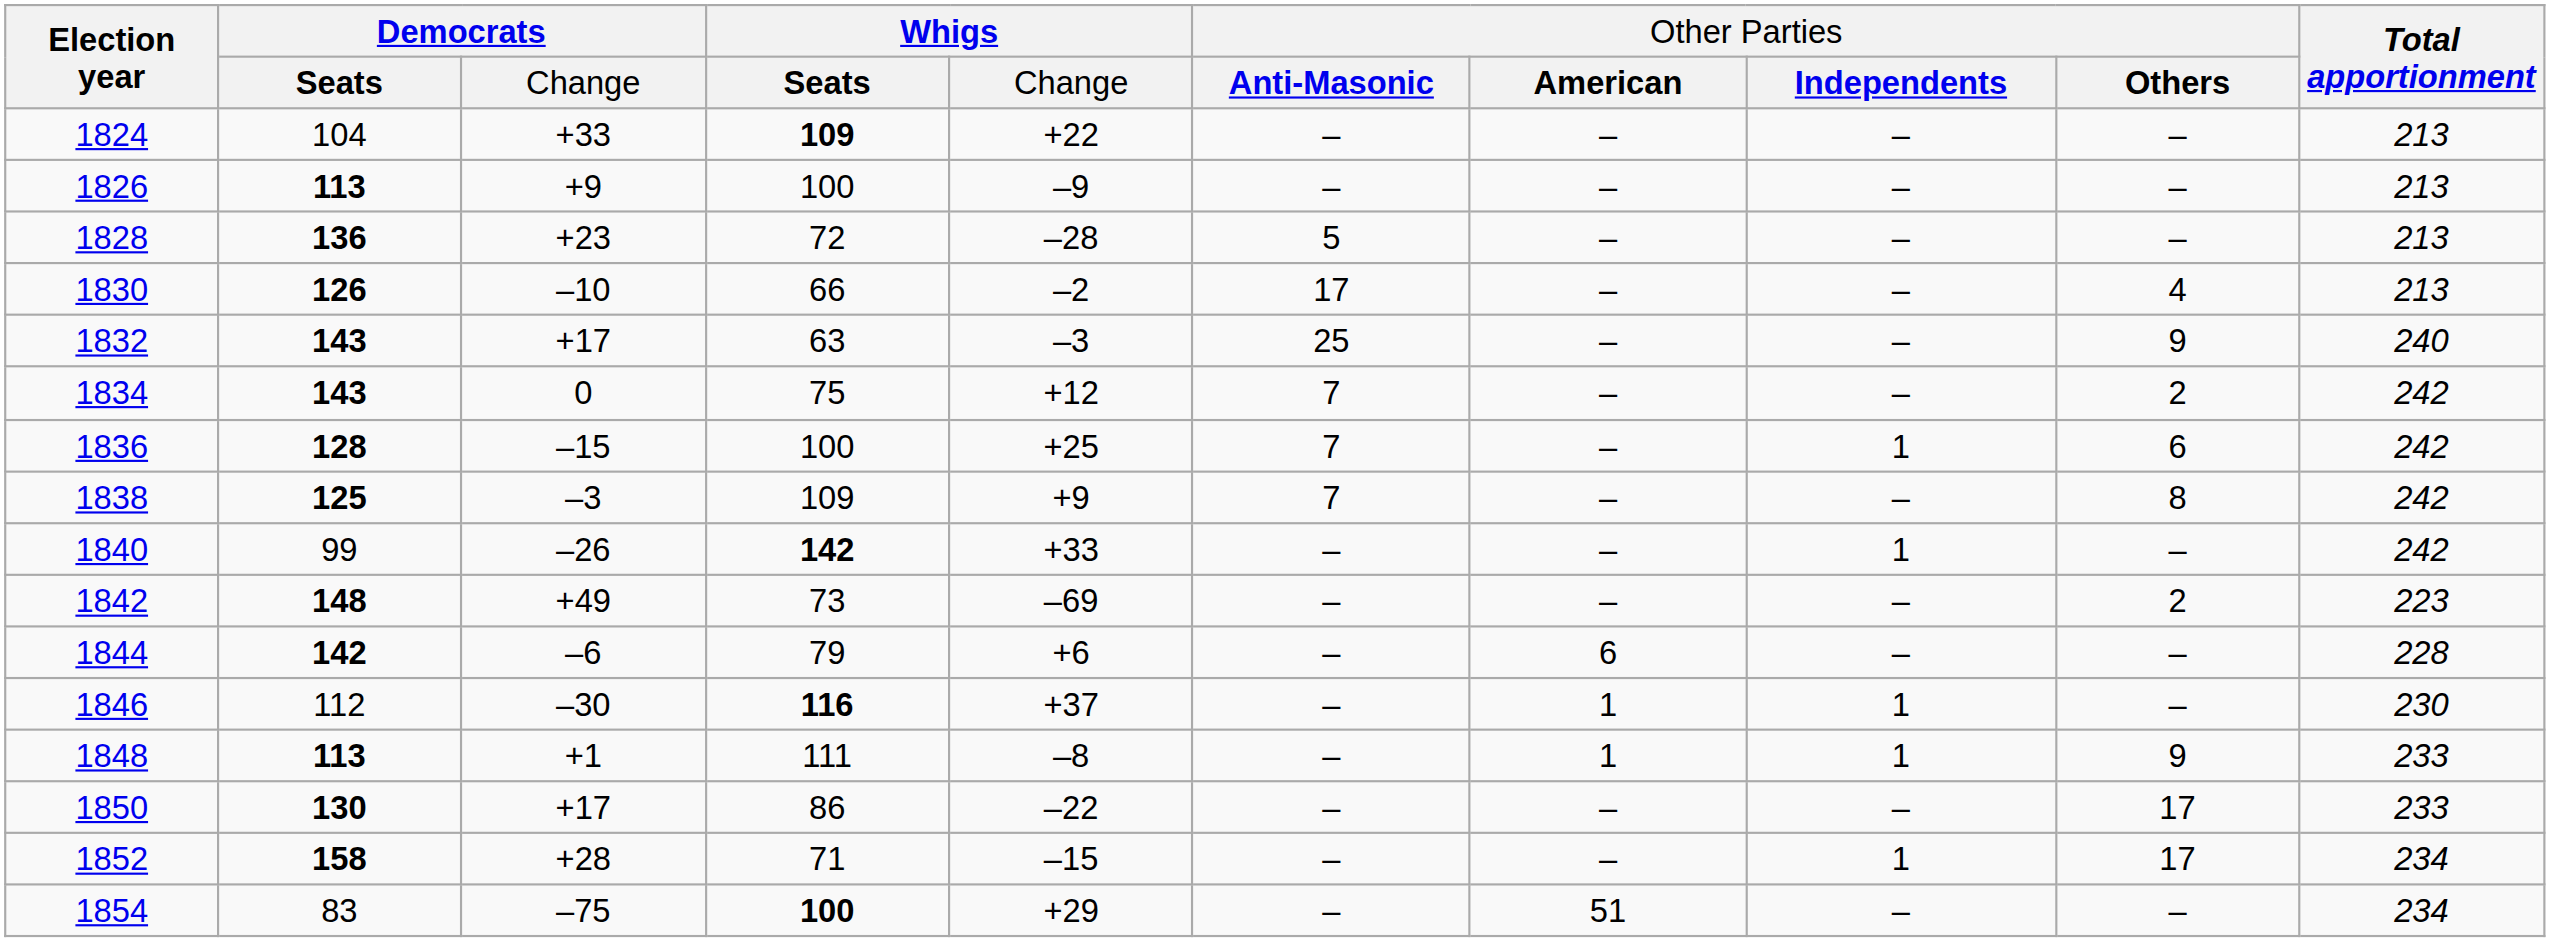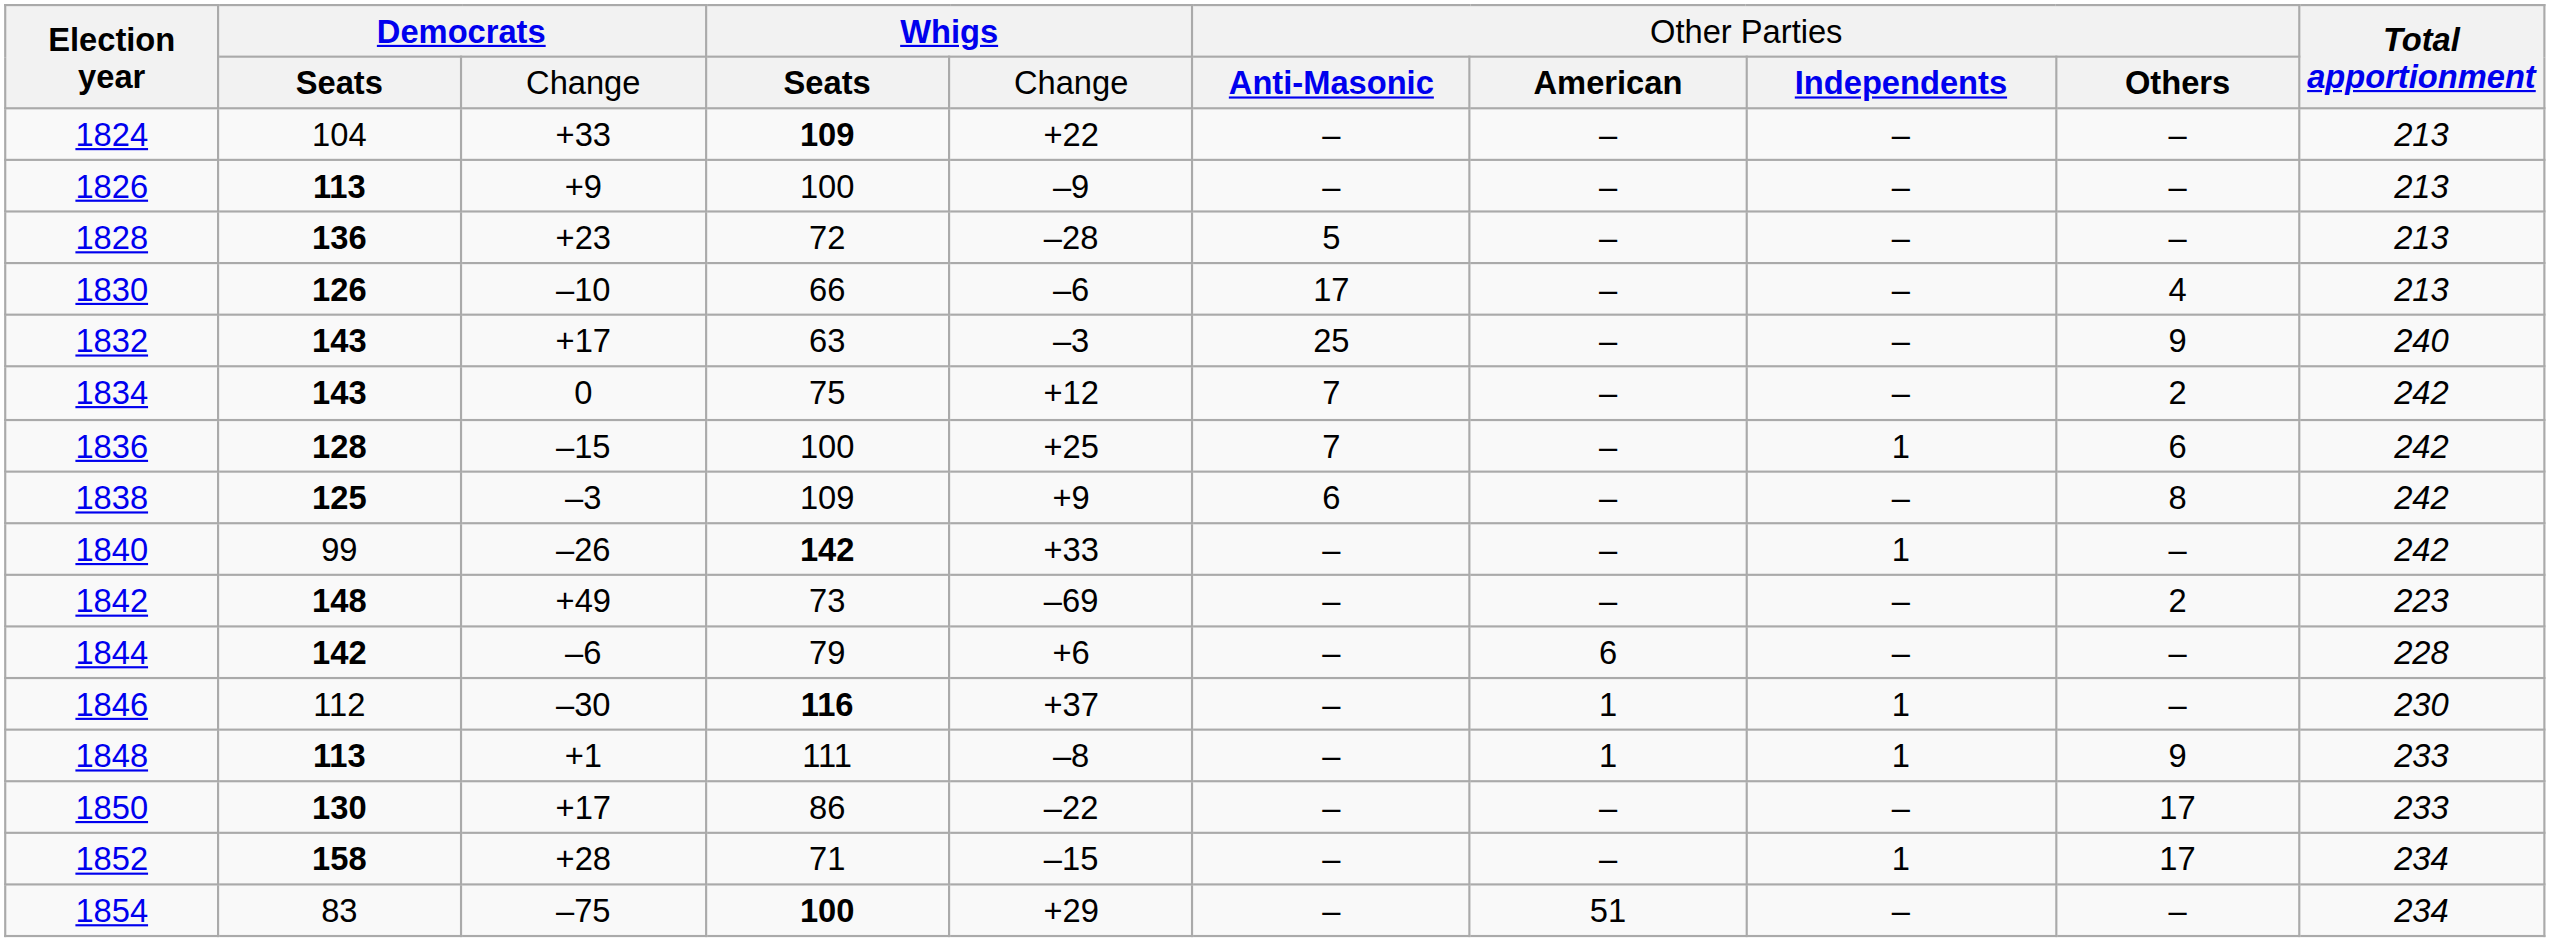(1071, 290) –2 -> (1071, 290) –6
(1331, 497) 7 -> (1331, 497) 6
